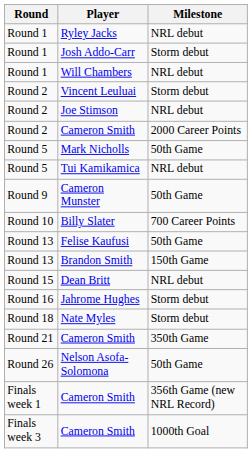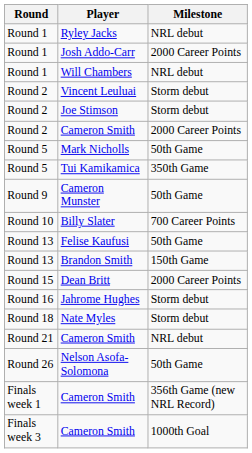(180, 52) Storm debut -> (196, 52) 2000 Career Points
(177, 111) NRL debut -> (180, 111) Storm debut
(177, 169) NRL debut -> (180, 169) 350th Game
(177, 280) NRL debut -> (196, 280) 2000 Career Points
(180, 338) 350th Game -> (177, 338) NRL debut
